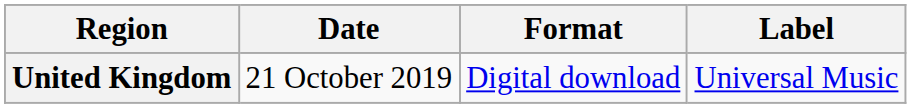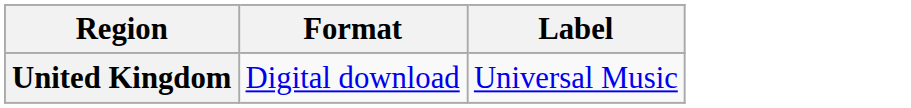- column: (349, 28)
